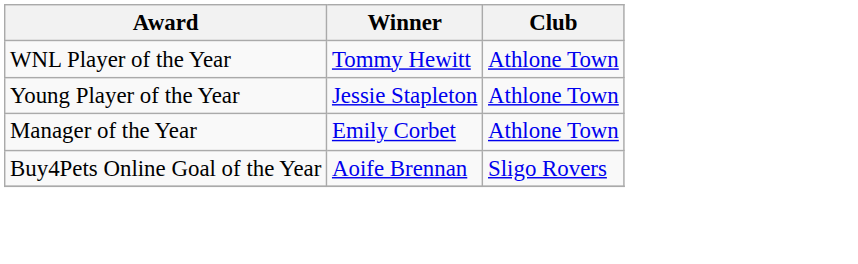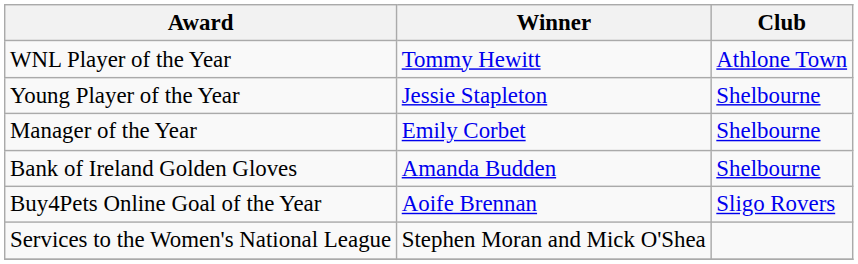(553, 95) Athlone Town -> (768, 95) Shelbourne
(553, 131) Athlone Town -> (768, 131) Shelbourne
+ row: (154, 167)
+ row: (201, 240)
